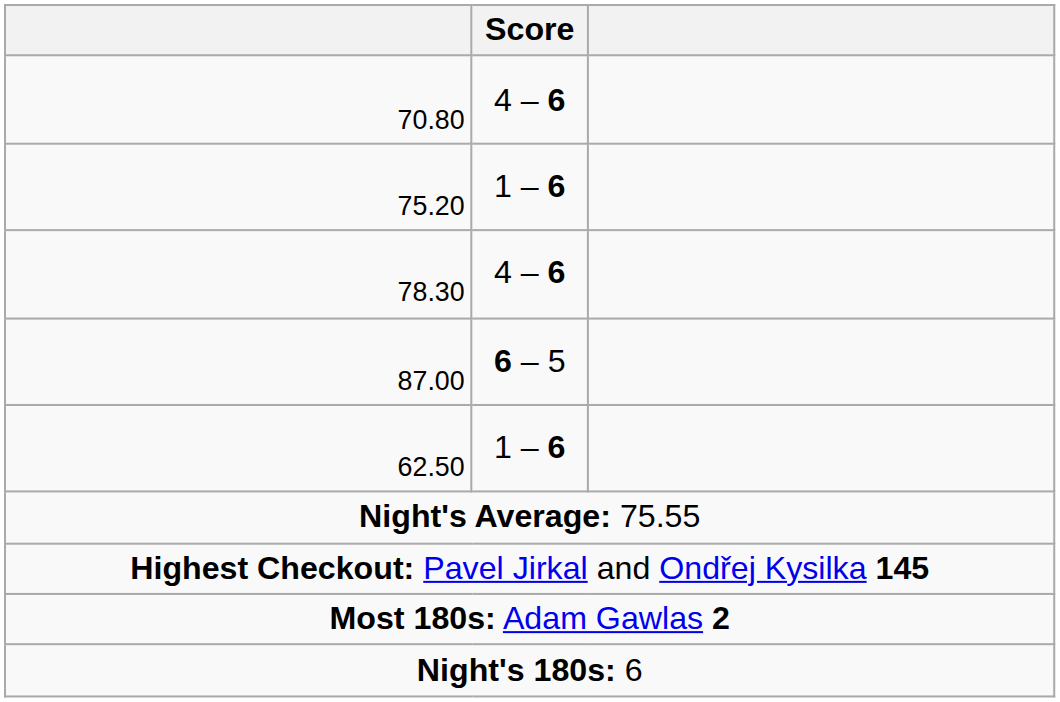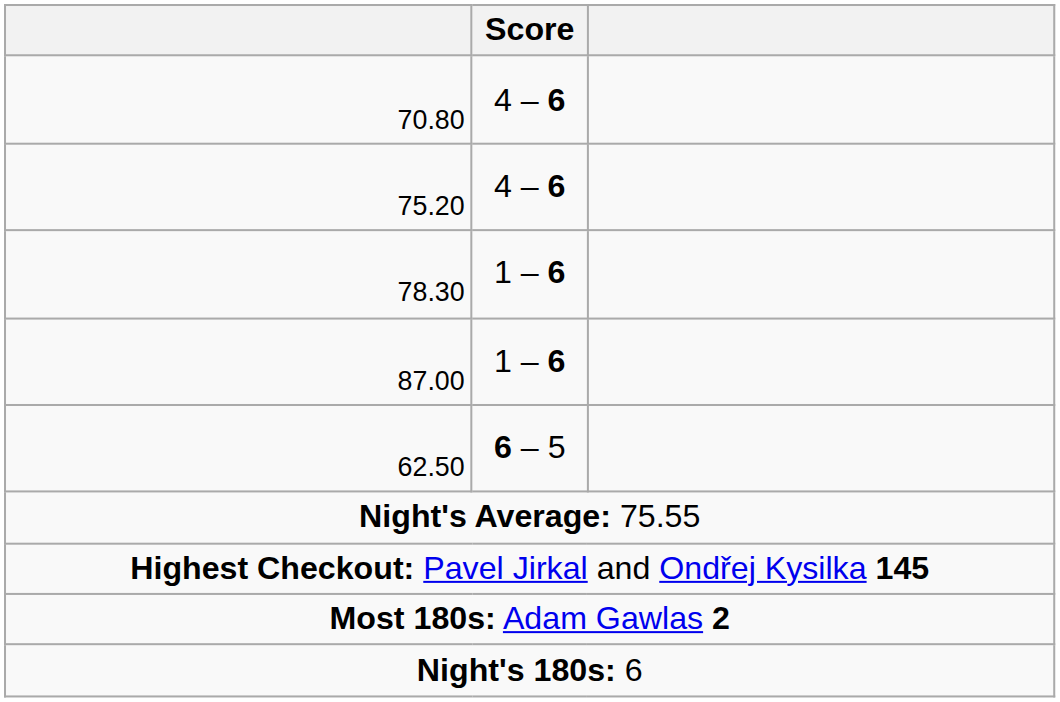(530, 186) 1 – 6 -> (530, 186) 4 – 6
(530, 273) 4 – 6 -> (530, 273) 1 – 6
(530, 360) 6 – 5 -> (530, 360) 1 – 6
(530, 447) 1 – 6 -> (530, 447) 6 – 5
